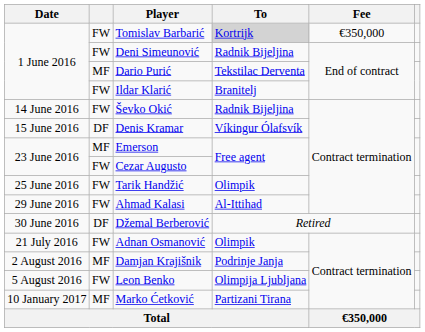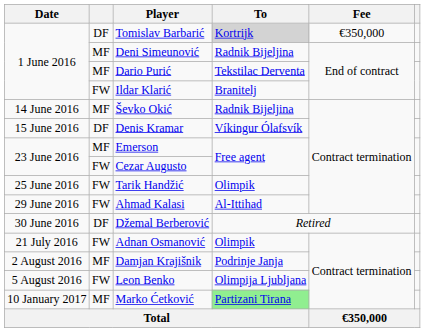(101, 33) FW -> (101, 33) DF
(101, 52) FW -> (101, 52) MF
(101, 109) FW -> (101, 109) MF
(253, 299) no background -> (253, 299) lightgreen background
